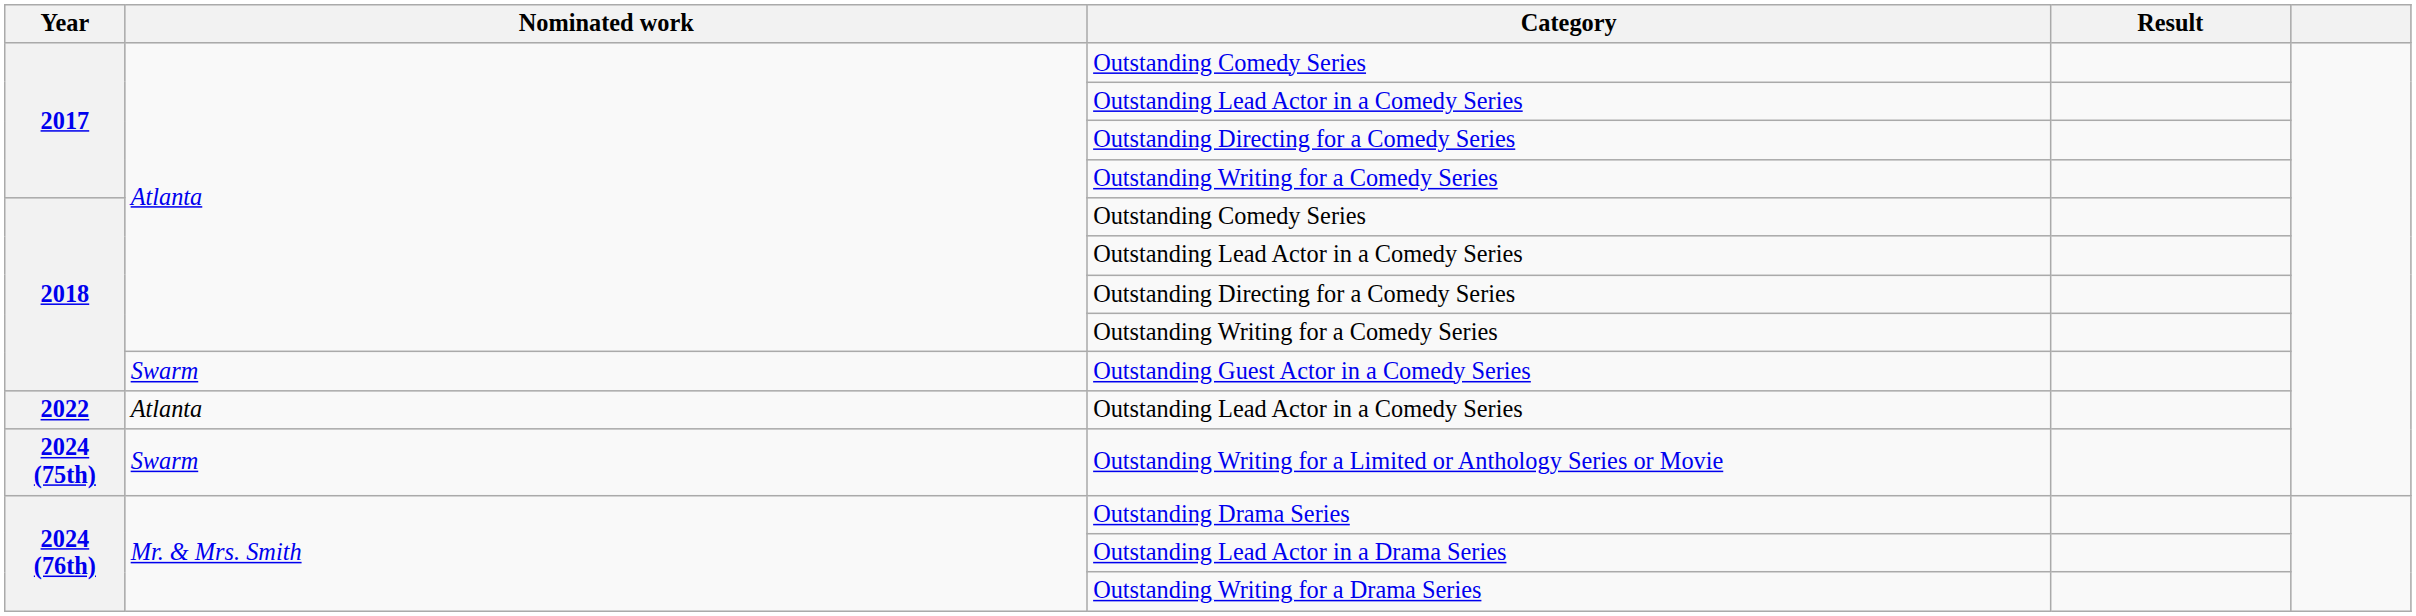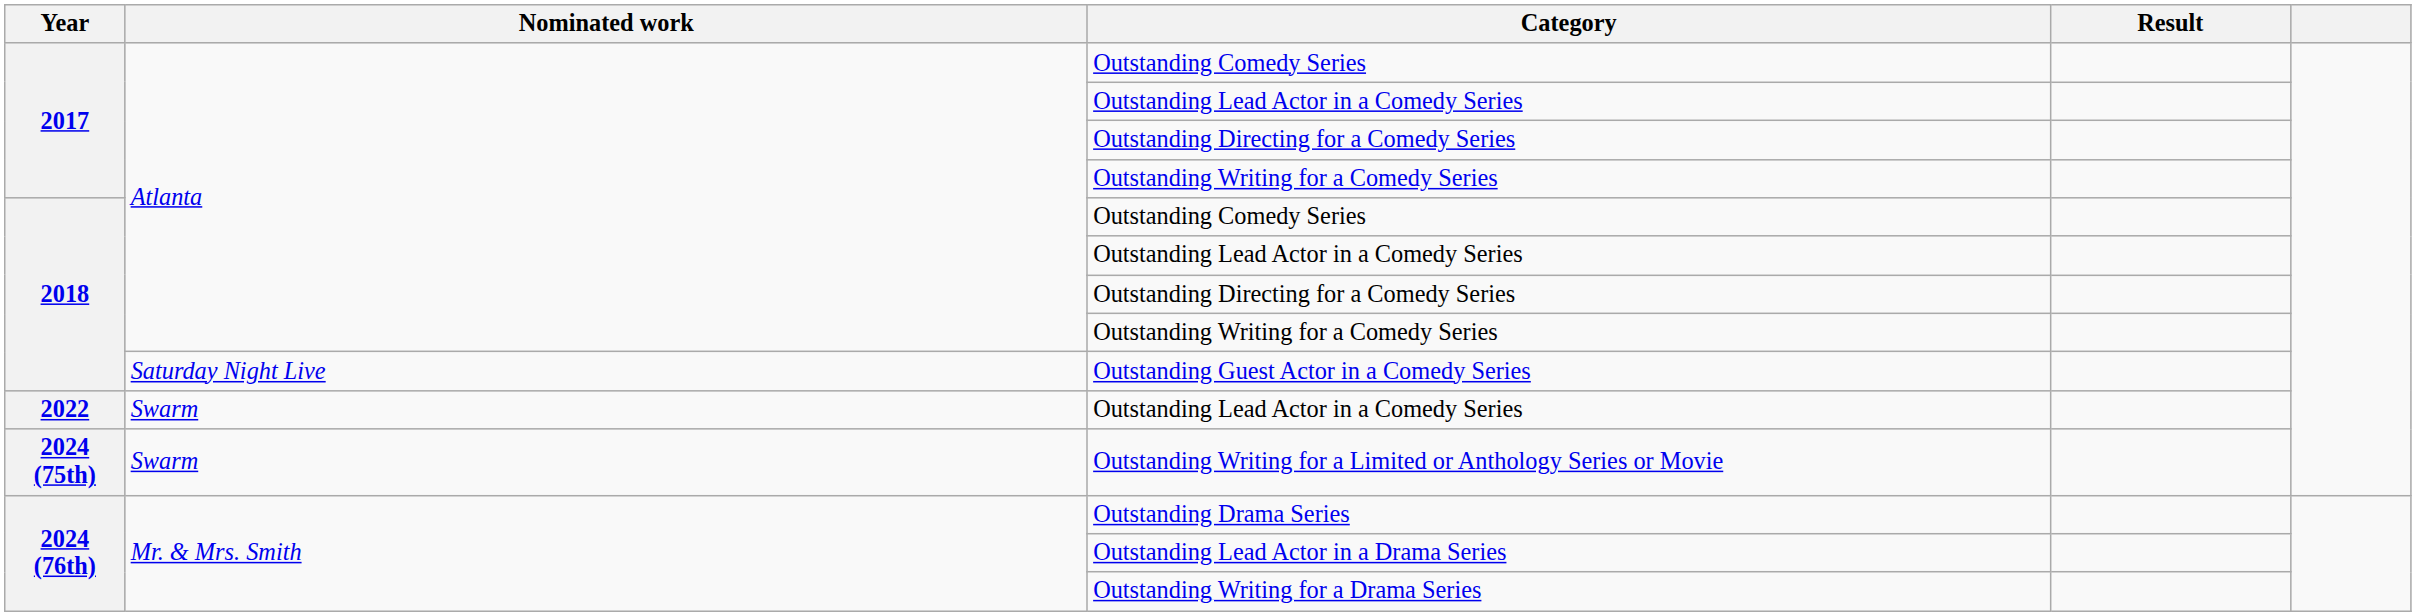(164, 370) Swarm -> (228, 370) Saturday Night Live
(166, 409) Atlanta -> (164, 409) Swarm
